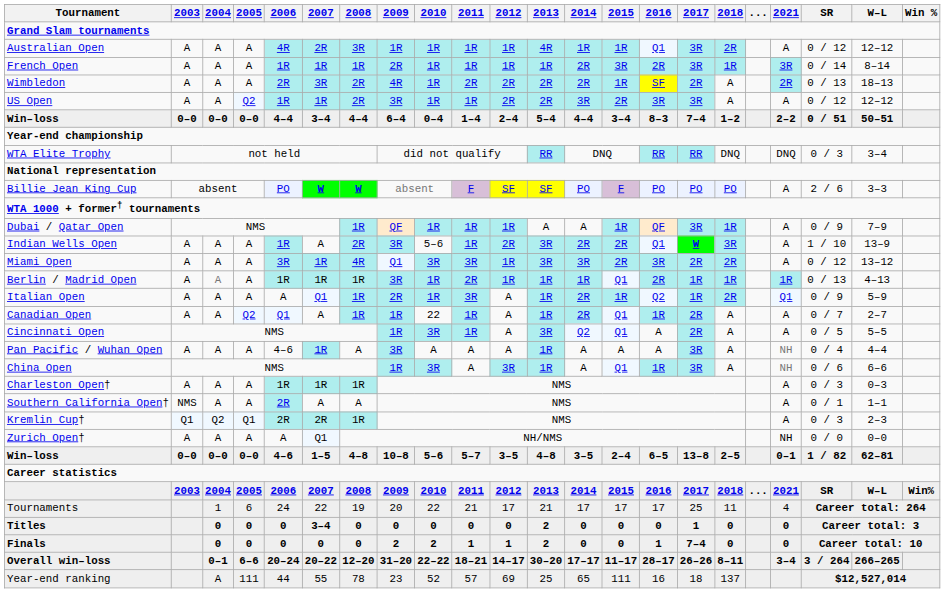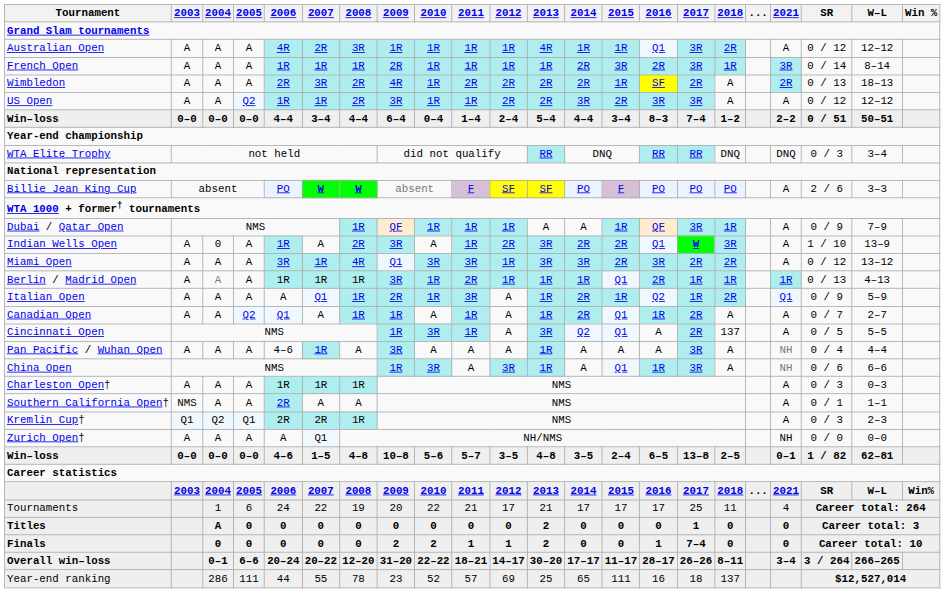(218, 245) A -> (218, 245) 0
(433, 245) 5–6 -> (433, 245) A
(433, 315) 22 -> (433, 315) A
(730, 333) A -> (730, 333) 137
(218, 526) 0 -> (218, 526) A
(321, 526) 3–4 -> (321, 526) 0
(218, 579) A -> (218, 579) 286
